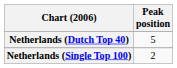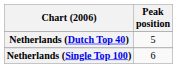(153, 55) 2 -> (153, 55) 6
